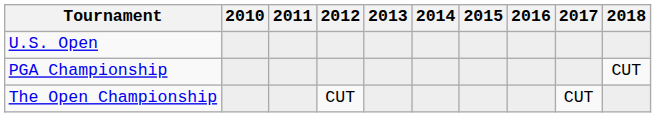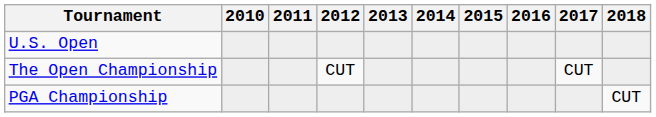rows swapped: (113, 99) <-> (88, 72)
